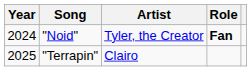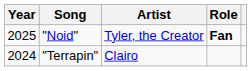(22, 35) 2024 -> (22, 35) 2025
(22, 55) 2025 -> (22, 55) 2024
